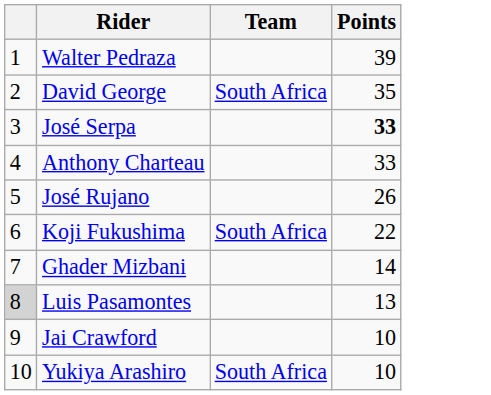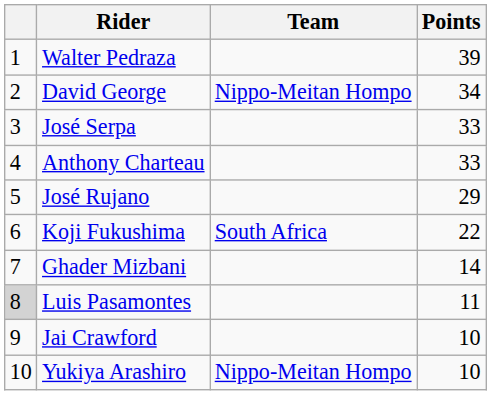(271, 92) South Africa -> (313, 92) Nippo-Meitan Hompo
(385, 92) 35 -> (470, 92) 34
(385, 127) bold -> (470, 127) normal
(385, 197) 26 -> (470, 197) 29
(385, 302) 13 -> (470, 302) 11
(271, 372) South Africa -> (313, 372) Nippo-Meitan Hompo
